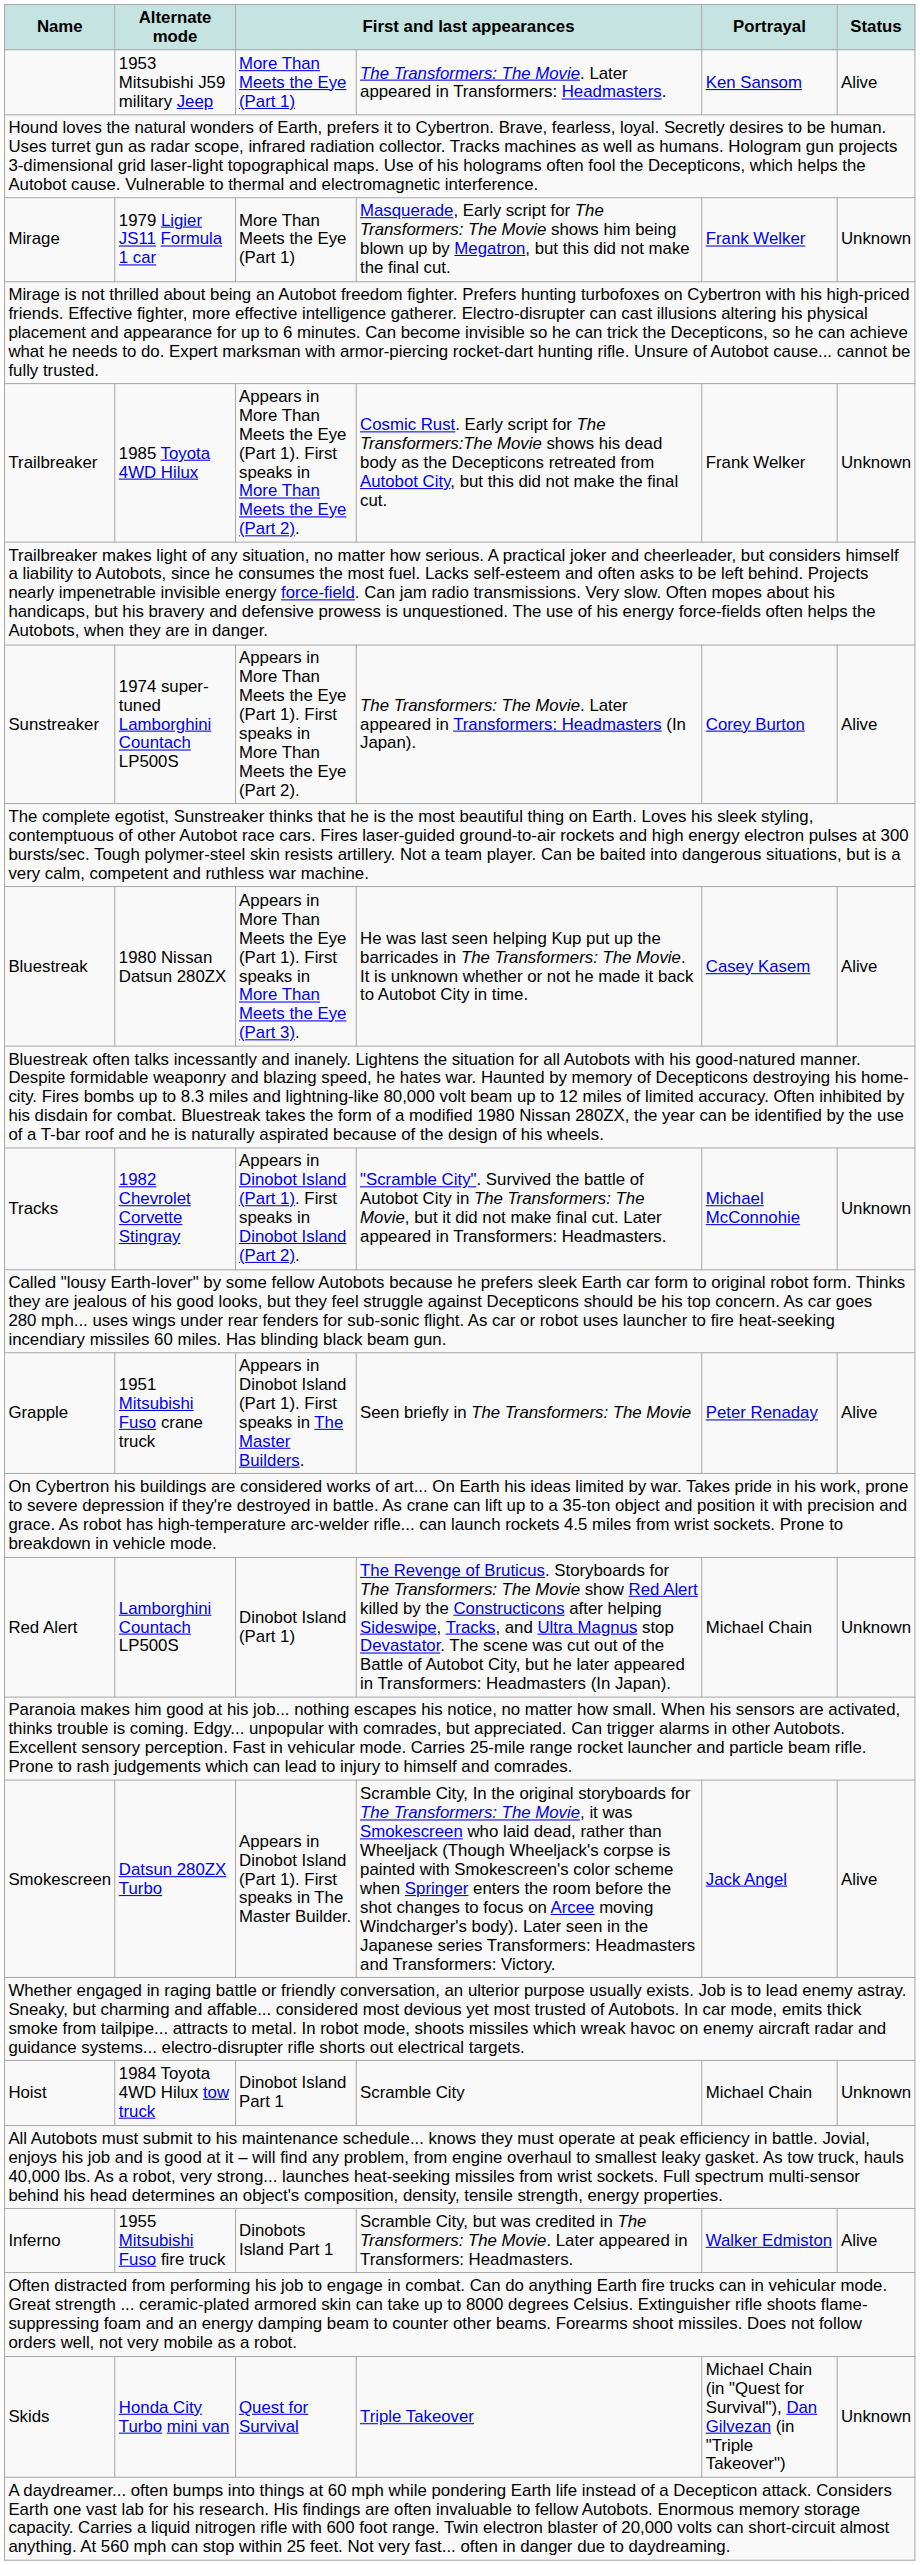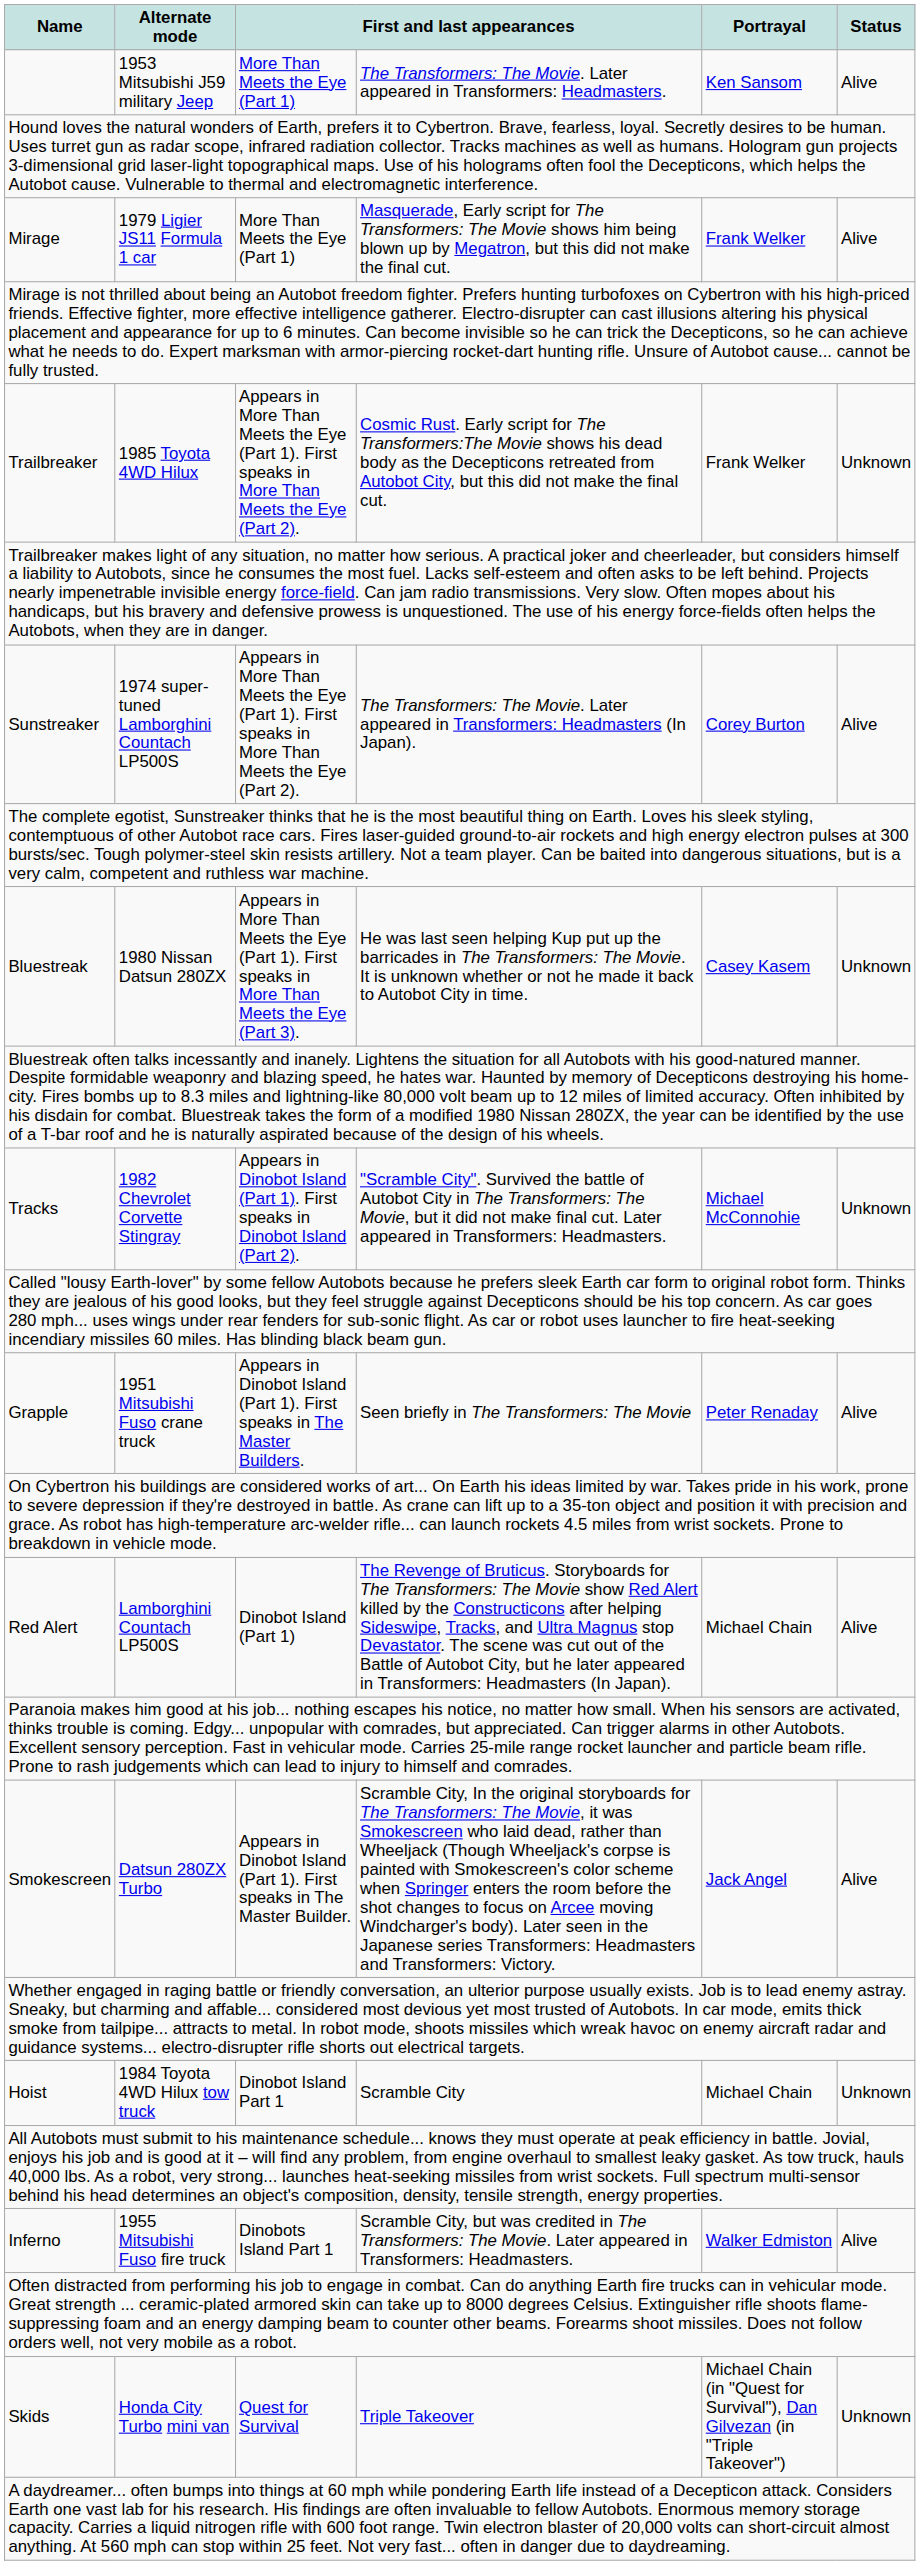(876, 239) Unknown -> (859, 239) Alive
(859, 966) Alive -> (876, 966) Unknown
(876, 1627) Unknown -> (859, 1627) Alive
